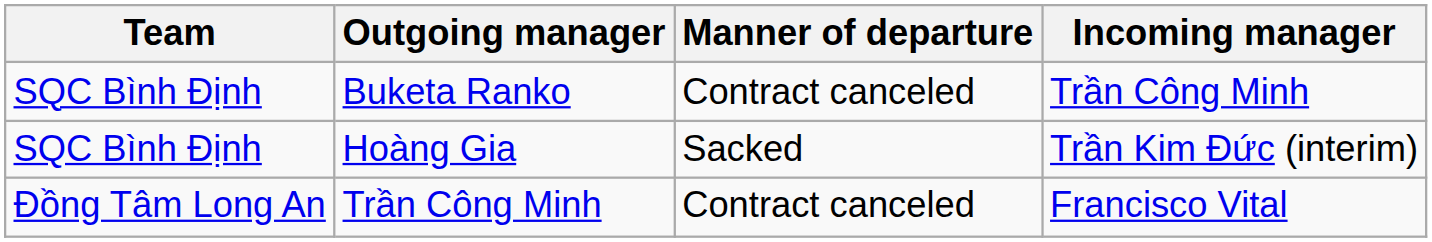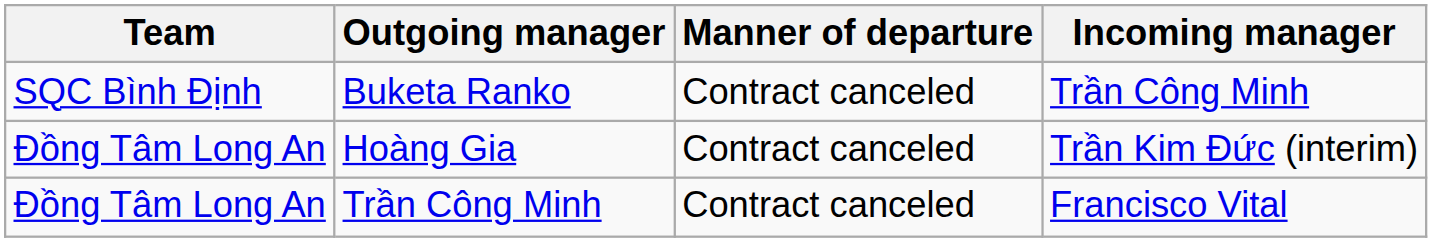(138, 148) SQC Bình Định -> (170, 148) Đồng Tâm Long An
(743, 148) Sacked -> (829, 148) Contract canceled
